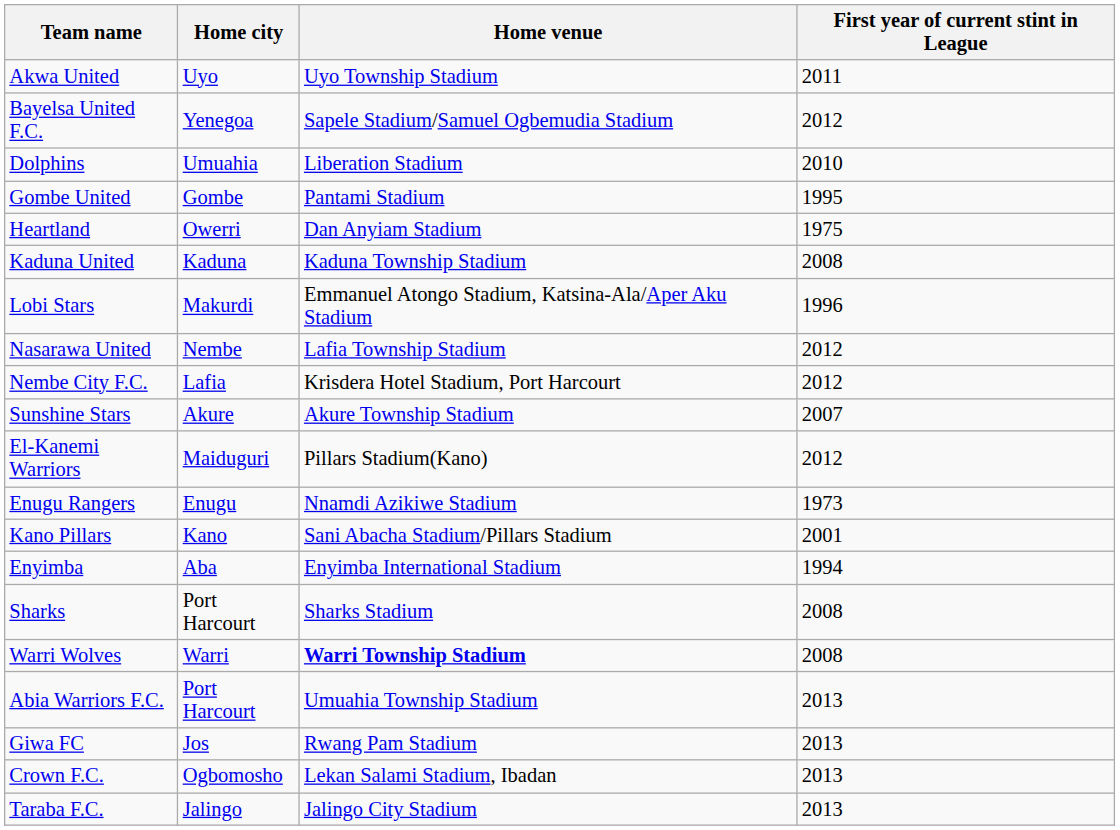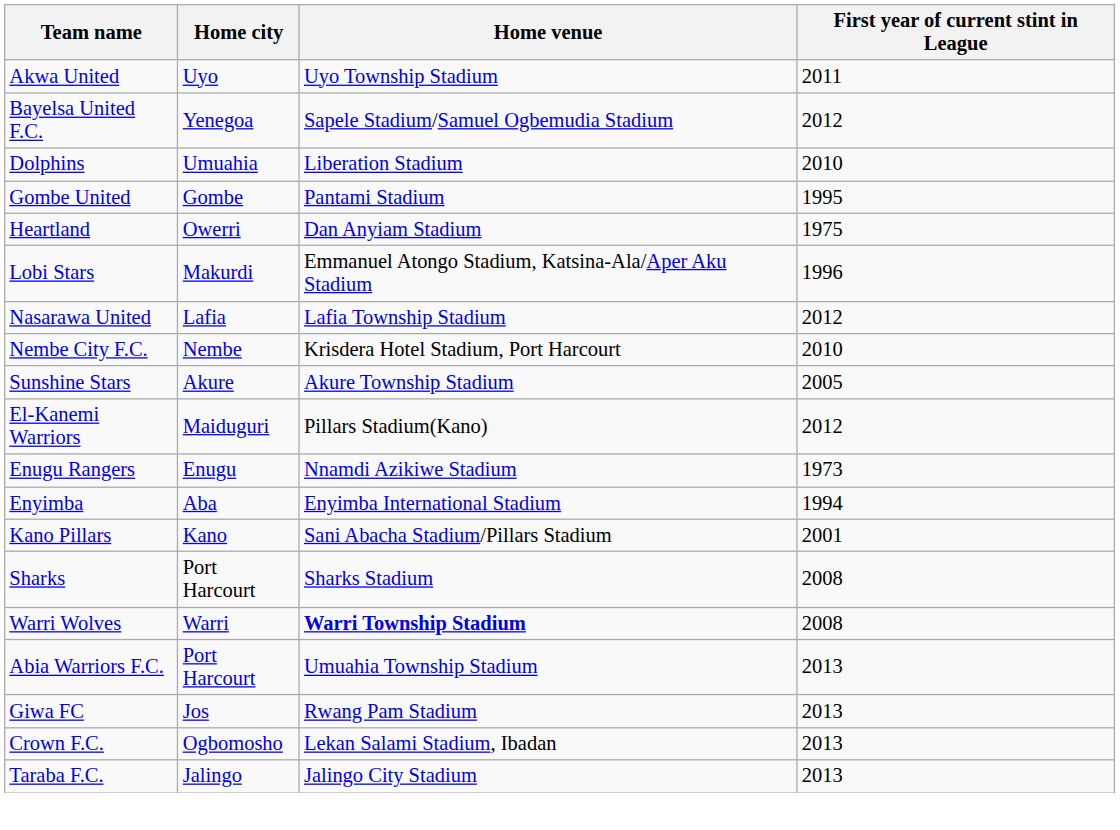- row: (72, 261)
(212, 349) Nembe -> (204, 317) Lafia
(204, 382) Lafia -> (212, 349) Nembe
(822, 382) 2012 -> (822, 349) 2010
(822, 414) 2007 -> (822, 382) 2005
rows swapped: (46, 567) <-> (60, 535)
